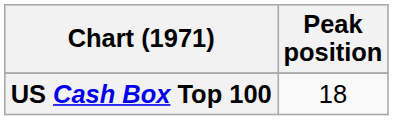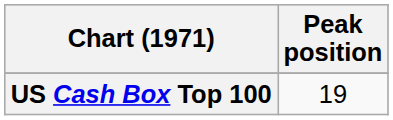(333, 93) 18 -> (333, 93) 19
